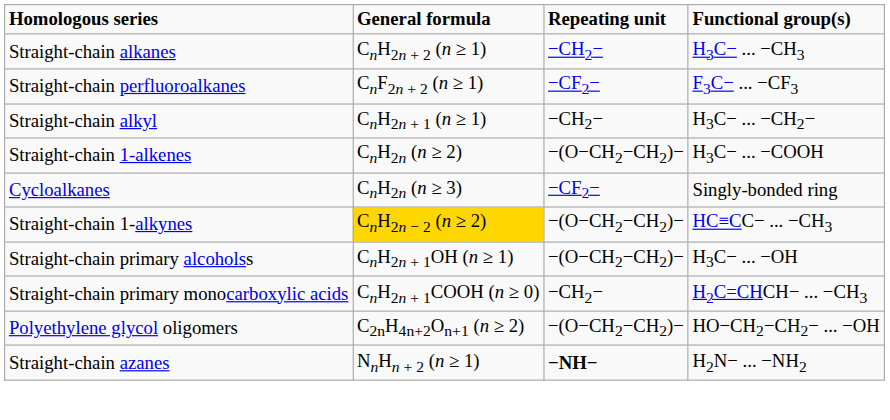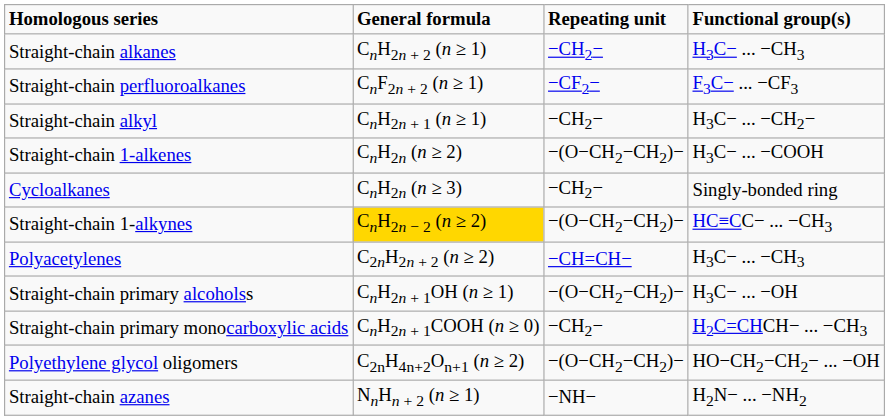(574, 189) −CF2− -> (575, 189) −CH2−
+ row: (65, 259)
(573, 362) bold -> (572, 397) normal
